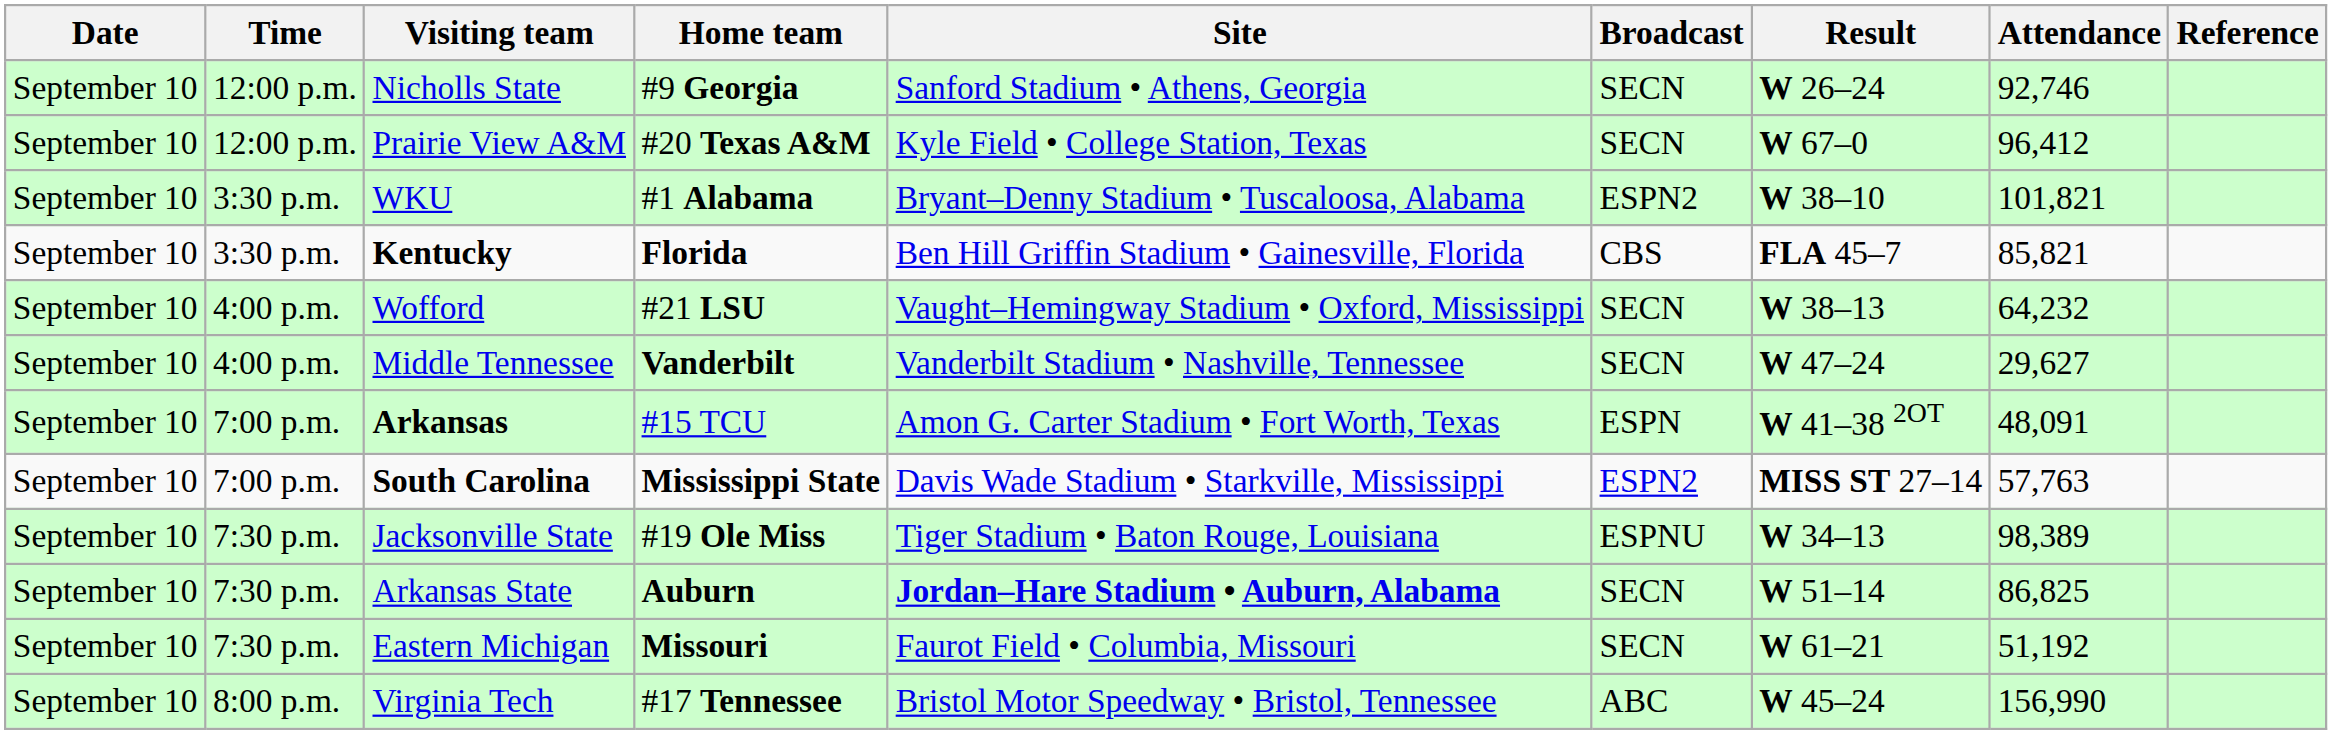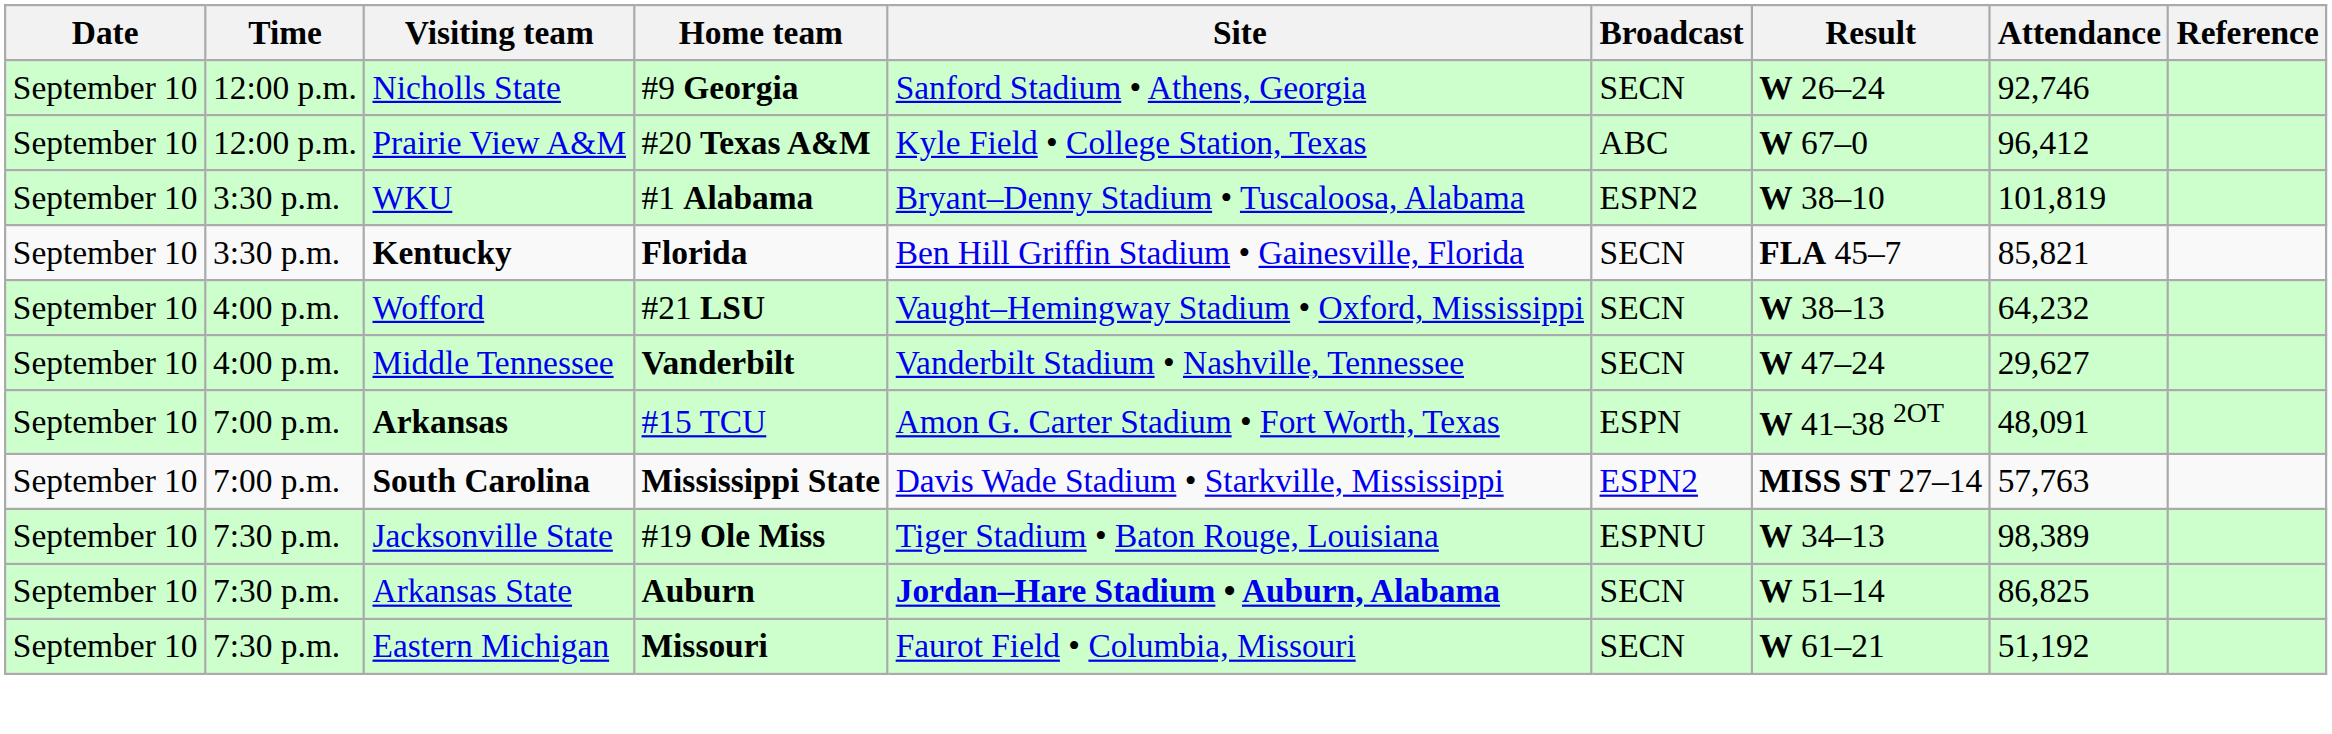(1642, 142) SECN -> (1634, 142) ABC
(2052, 197) 101,821 -> (2052, 197) 101,819
(1631, 252) CBS -> (1642, 252) SECN
- row: (463, 700)
